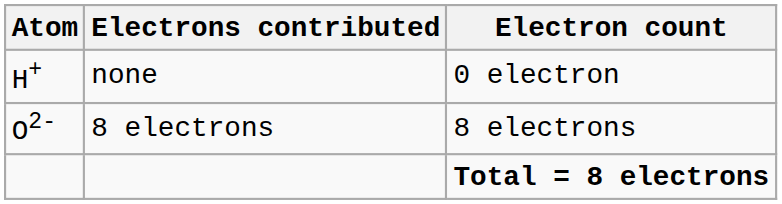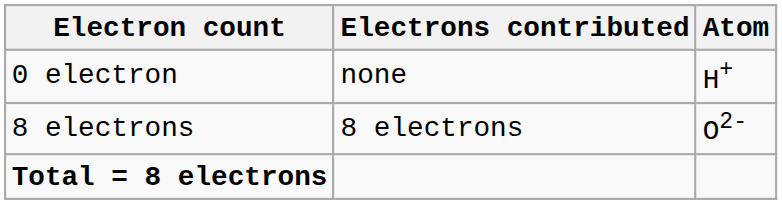columns swapped: (45, 28) <-> (611, 28)
